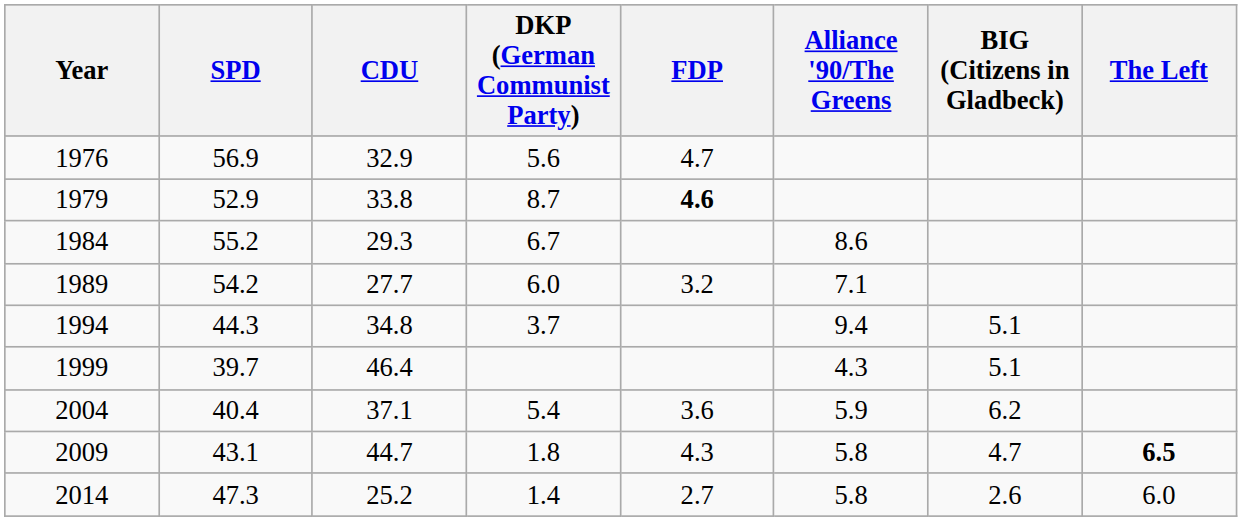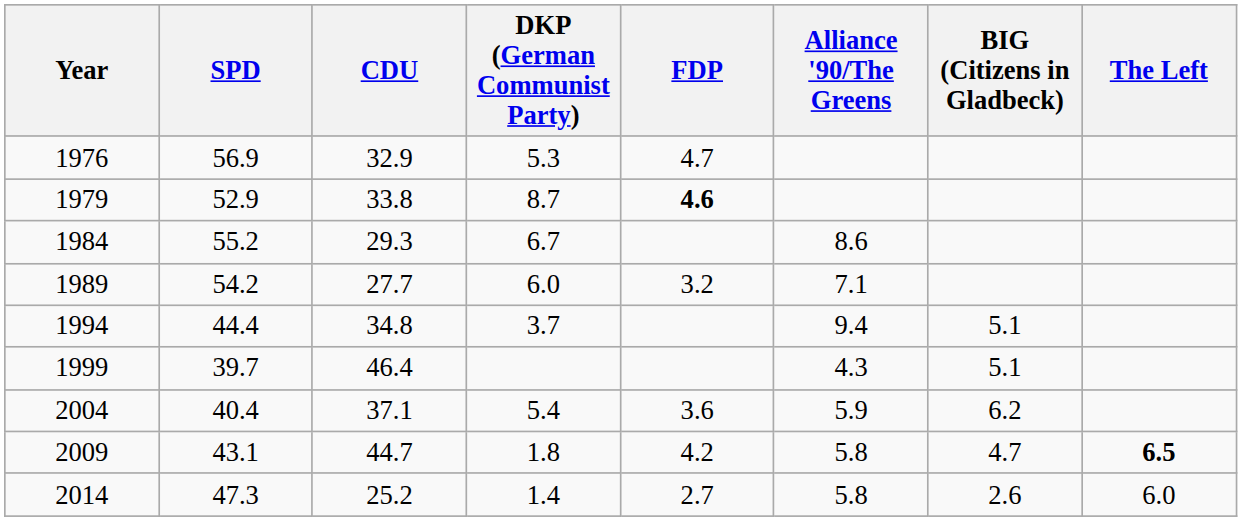(543, 157) 5.6 -> (543, 157) 5.3
(236, 325) 44.3 -> (236, 325) 44.4
(697, 452) 4.3 -> (697, 452) 4.2
